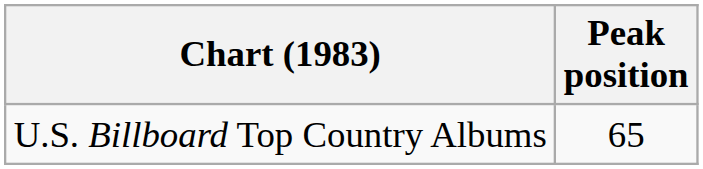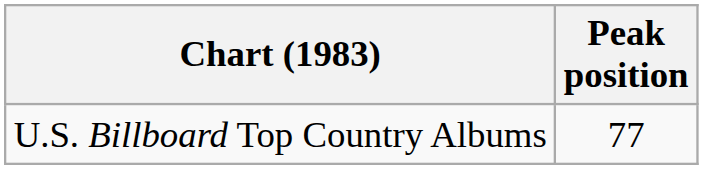(626, 133) 65 -> (626, 133) 77
